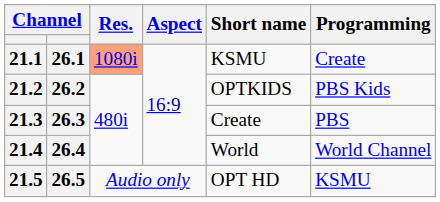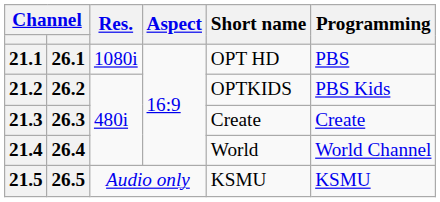(116, 59) lightsalmon background -> (116, 59) no background
(239, 59) KSMU -> (245, 59) OPT HD
(340, 59) Create -> (332, 59) PBS
(332, 119) PBS -> (340, 119) Create
(245, 180) OPT HD -> (239, 180) KSMU
